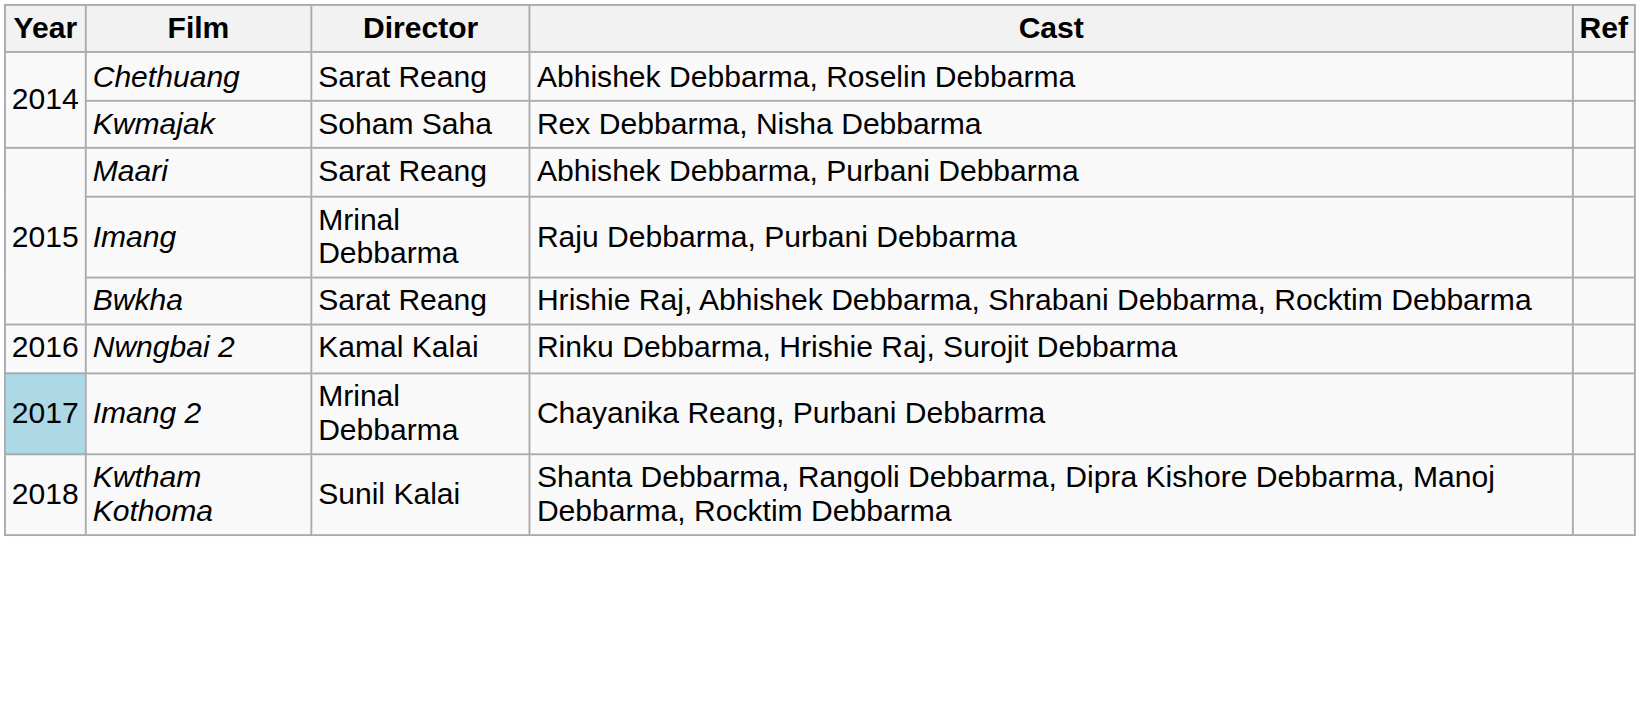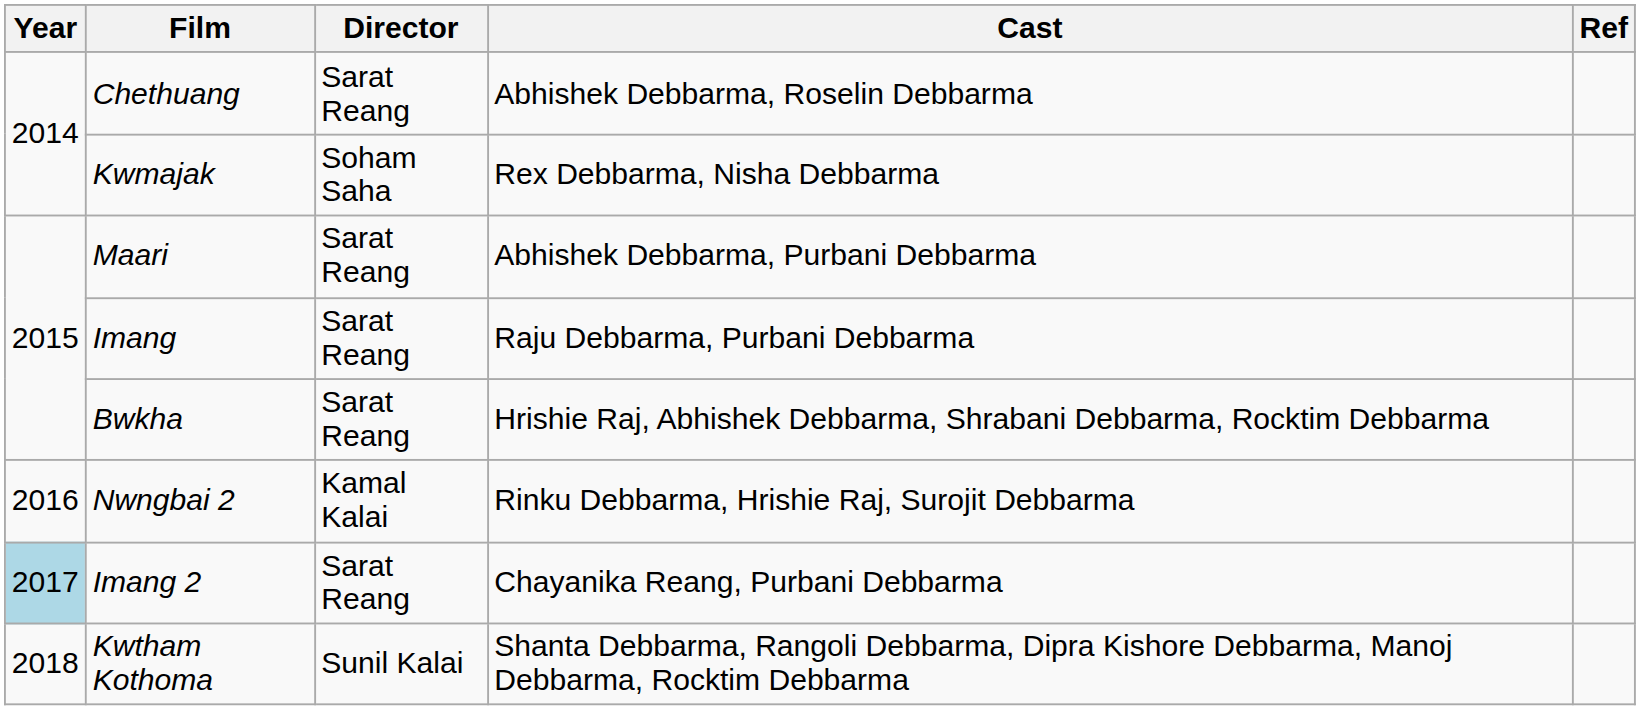(388, 236) Mrinal Debbarma -> (366, 337) Sarat Reang
(388, 413) Mrinal Debbarma -> (366, 582) Sarat Reang
